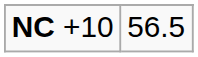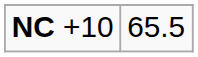(156, 28) 56.5 -> (156, 28) 65.5
